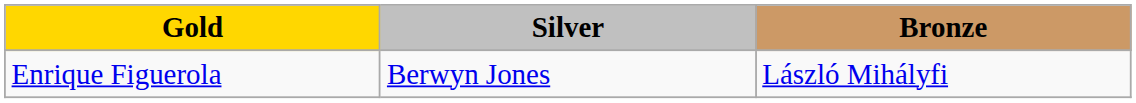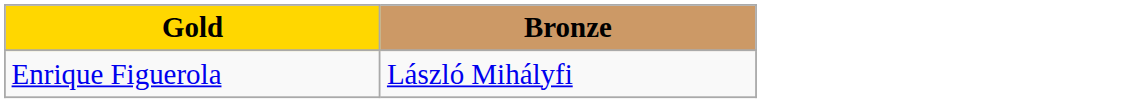- column: (568, 27)
